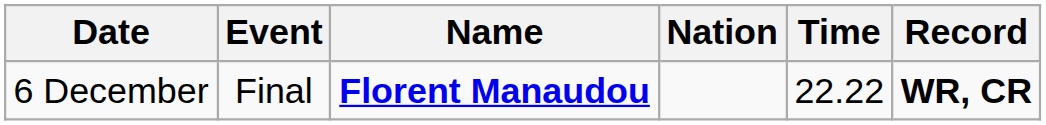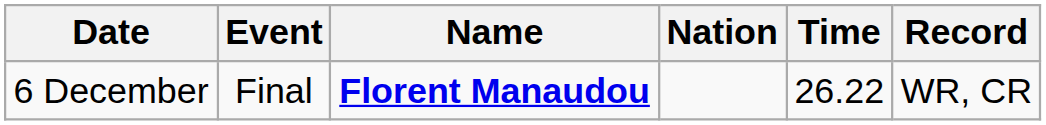(839, 89) 22.22 -> (839, 89) 26.22
(966, 89) bold -> (966, 89) normal
